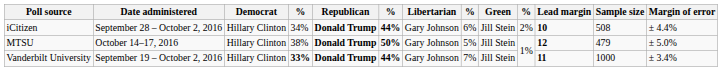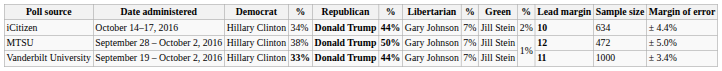(159, 27) September 28 – October 2, 2016 -> (137, 27) October 14–17, 2016
(470, 27) 6% -> (470, 27) 7%
(603, 27) 508 -> (603, 27) 634
(137, 43) October 14–17, 2016 -> (159, 43) September 28 – October 2, 2016
(470, 43) 5% -> (470, 43) 7%
(603, 43) 479 -> (603, 43) 472
